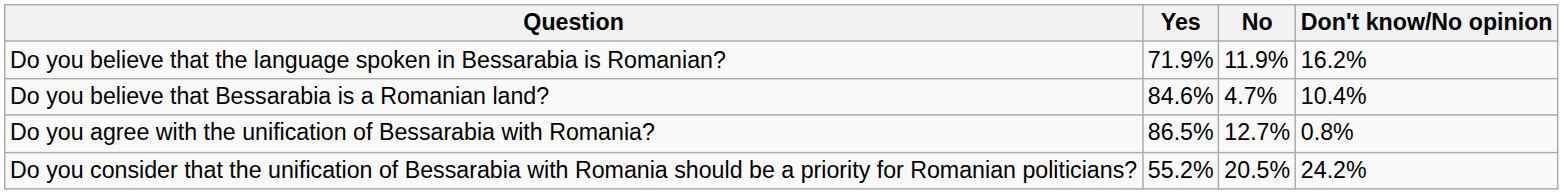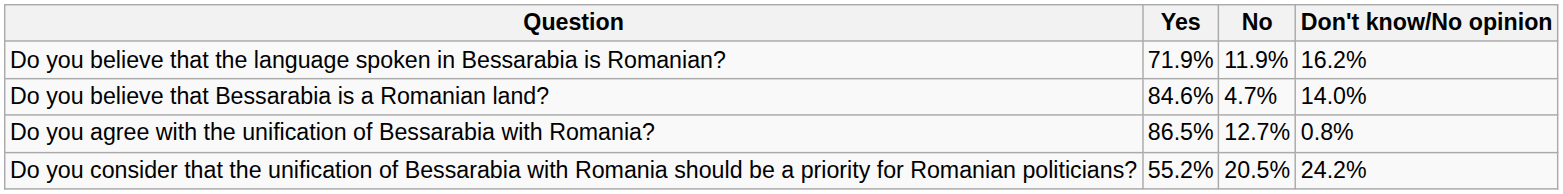(1334, 96) 10.4% -> (1334, 96) 14.0%
